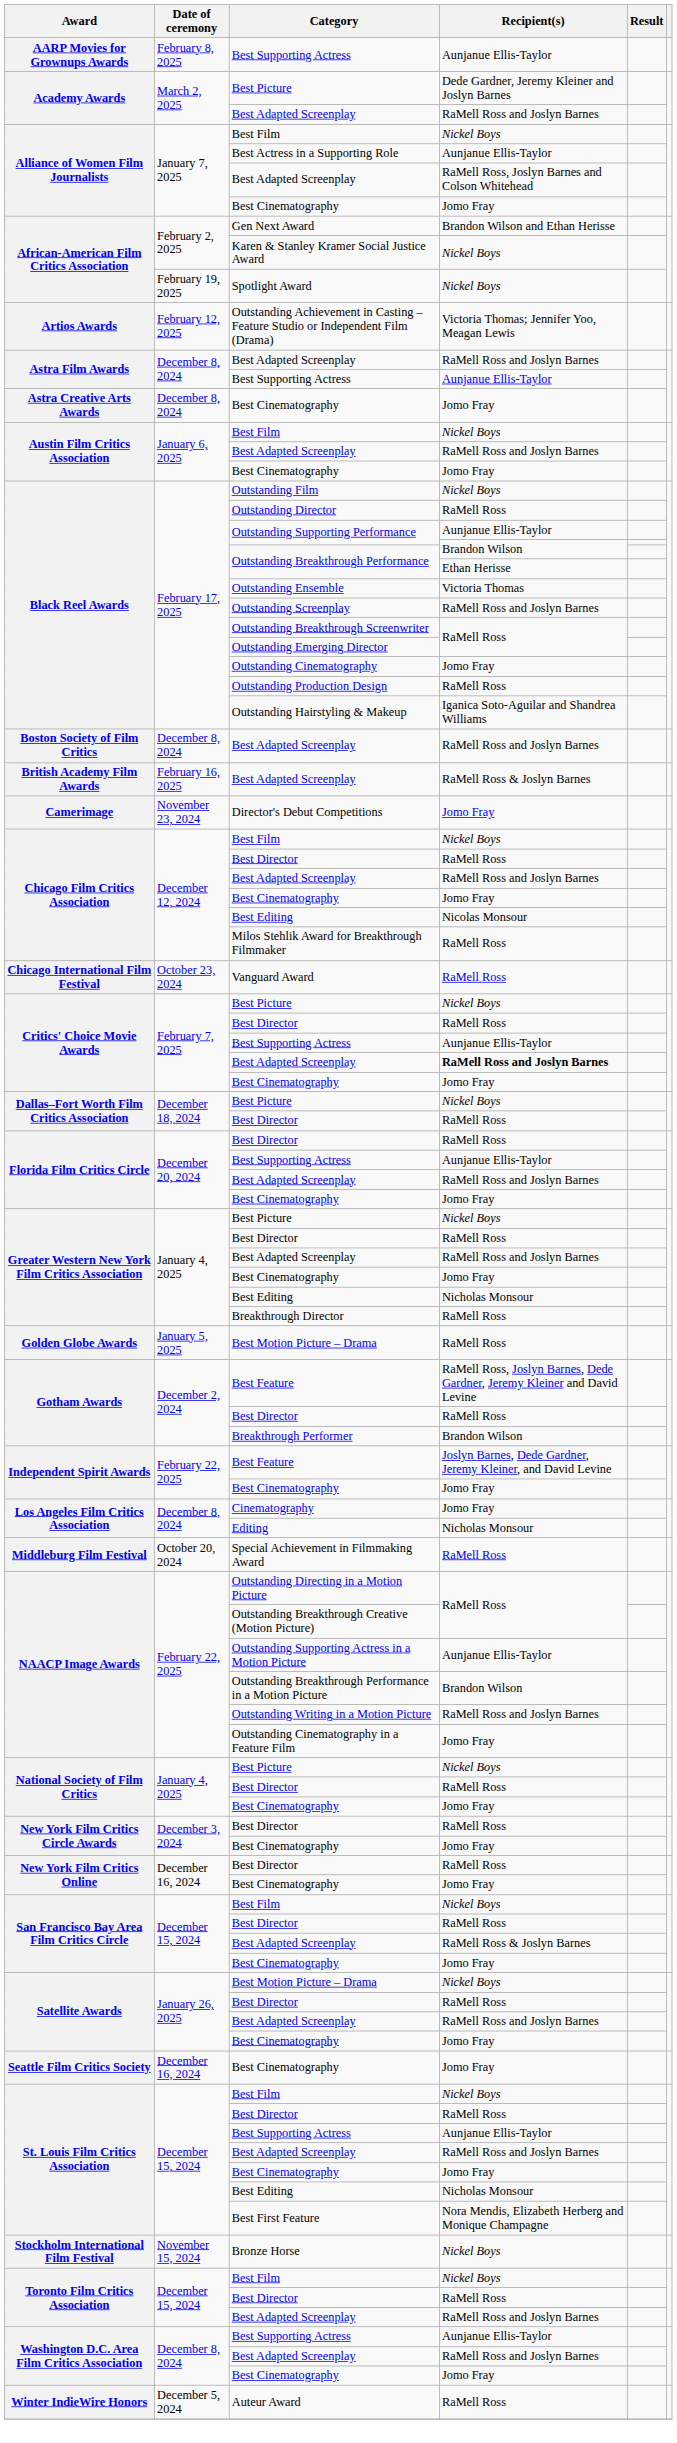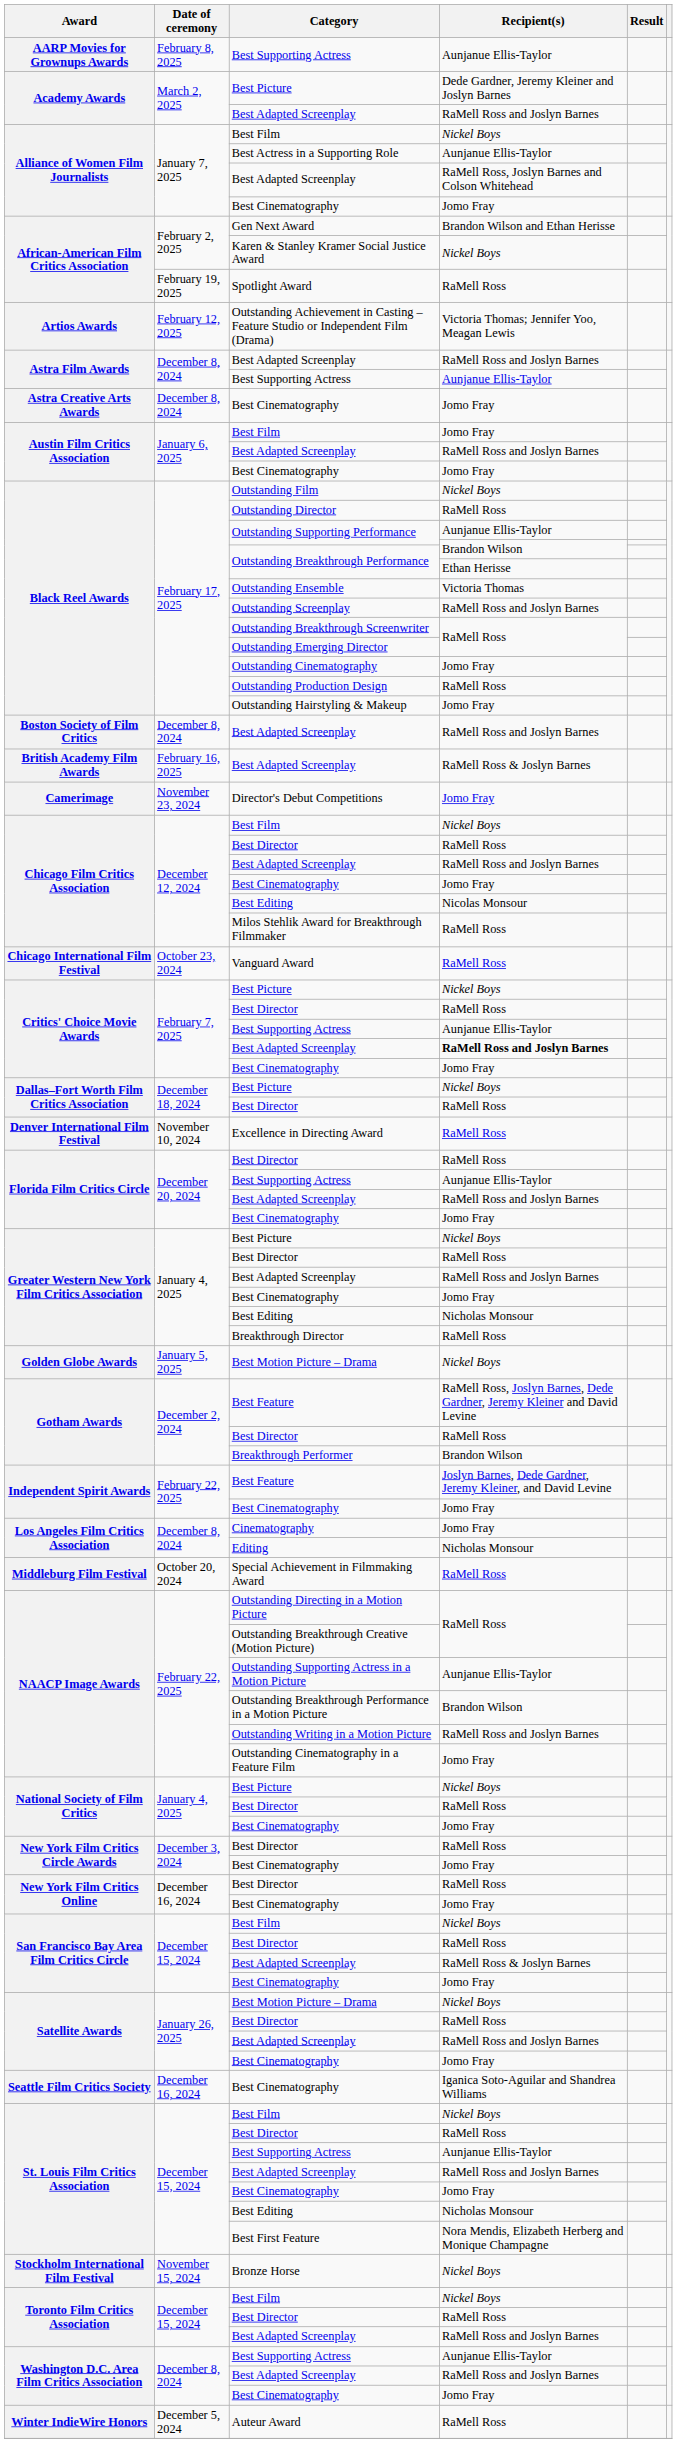(471, 285) Nickel Boys -> (474, 285) RaMell Ross
(471, 432) Nickel Boys -> (468, 432) Jomo Fray
(529, 712) Iganica Soto-Aguilar and Shandrea Williams -> (468, 705) Jomo Fray
+ row: (79, 1133)
(474, 1342) RaMell Ross -> (471, 1362) Nickel Boys
(468, 2067) Jomo Fray -> (529, 2087) Iganica Soto-Aguilar and Shandrea Williams
